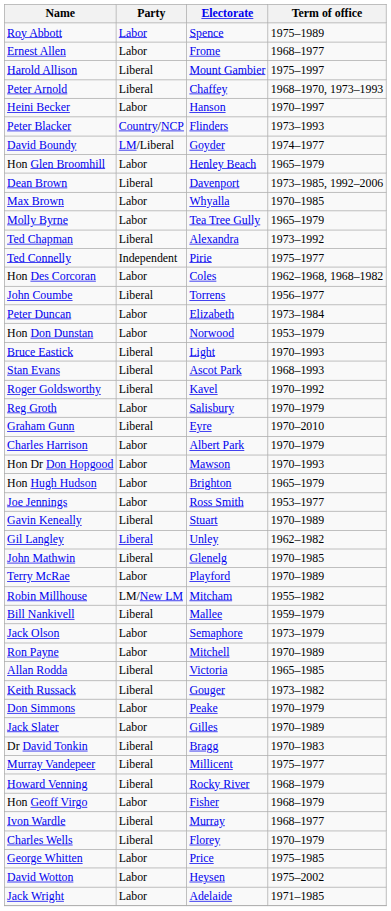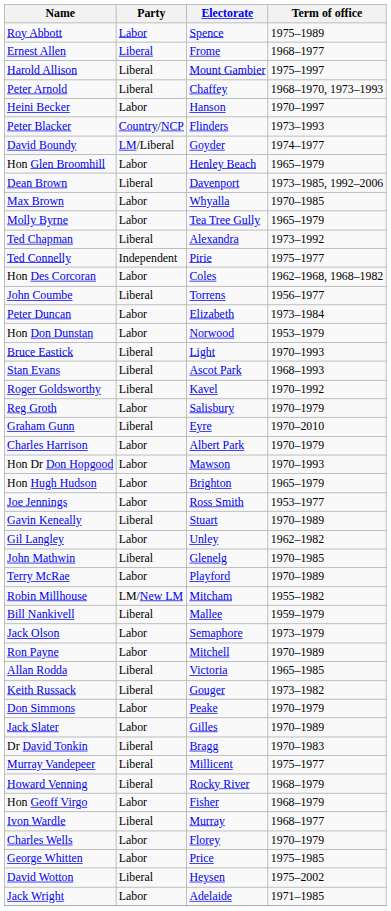(133, 51) Labor -> (136, 51) Liberal
(136, 539) Liberal -> (133, 539) Labor
(136, 840) Liberal -> (133, 840) Labor
(133, 877) Labor -> (136, 877) Liberal
